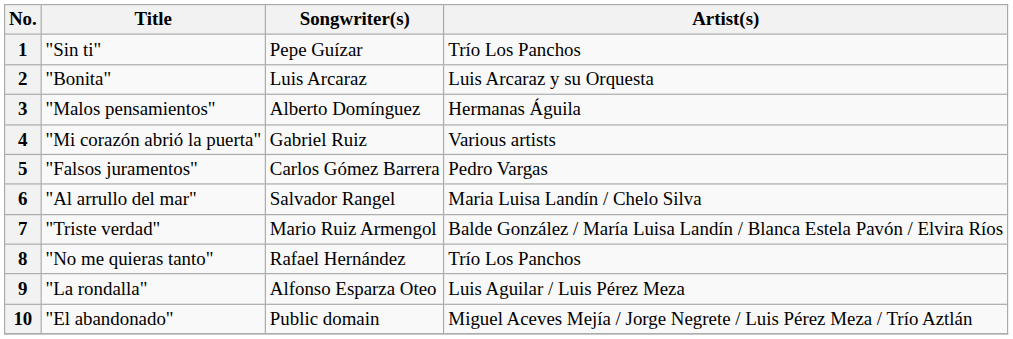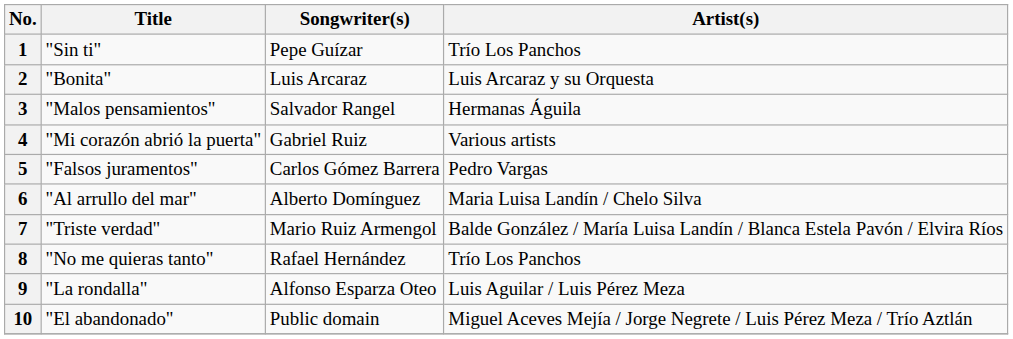(345, 109) Alberto Domínguez -> (332, 109) Salvador Rangel
(332, 199) Salvador Rangel -> (345, 199) Alberto Domínguez
